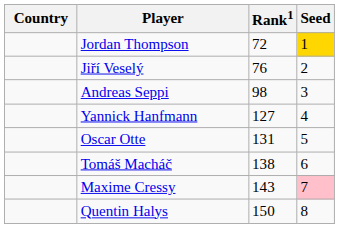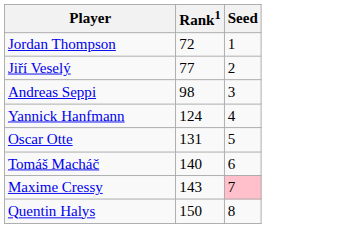- column: (41, 18)
(304, 44) gold background -> (231, 44) no background
(260, 68) 76 -> (187, 68) 77
(263, 115) 127 -> (191, 115) 124
(263, 163) 138 -> (191, 163) 140
